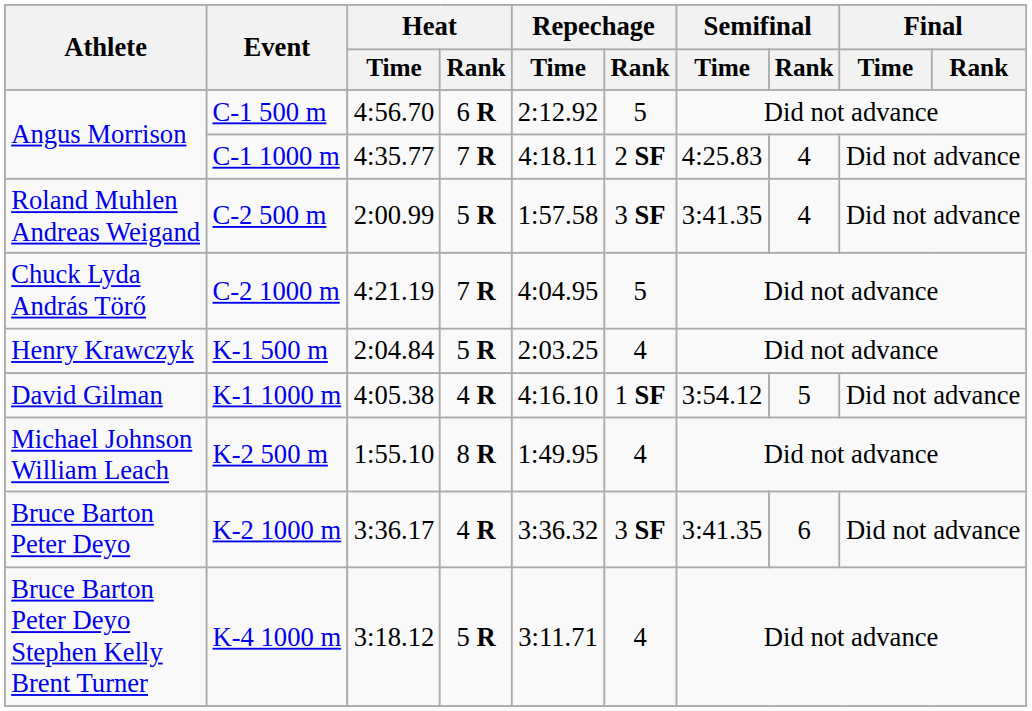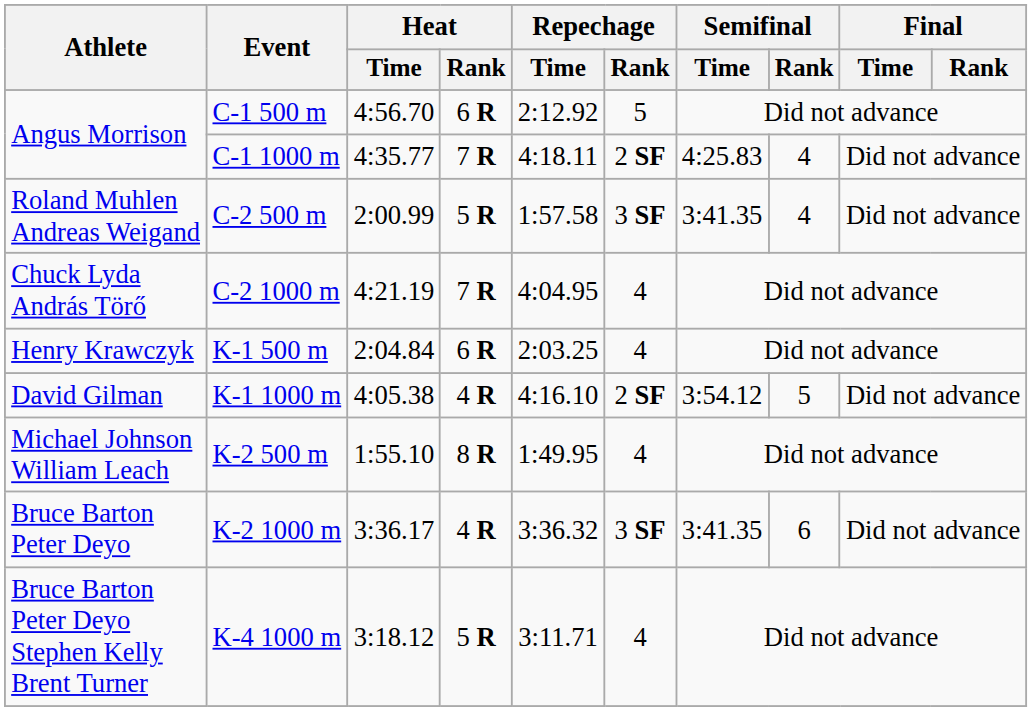(640, 291) 5 -> (640, 291) 4
(476, 351) 5 R -> (476, 351) 6 R
(640, 394) 1 SF -> (640, 394) 2 SF
